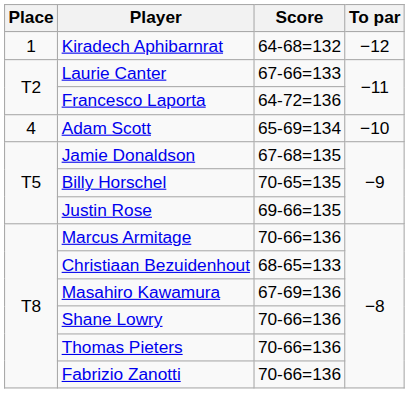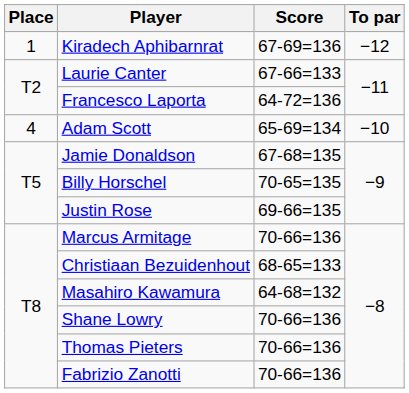(299, 45) 64-68=132 -> (299, 45) 67-69=136
(299, 292) 67-69=136 -> (299, 292) 64-68=132
